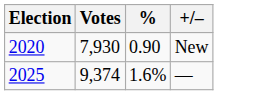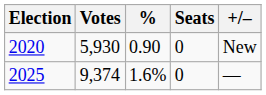+ column: (195, 18)
(100, 47) 7,930 -> (100, 47) 5,930
